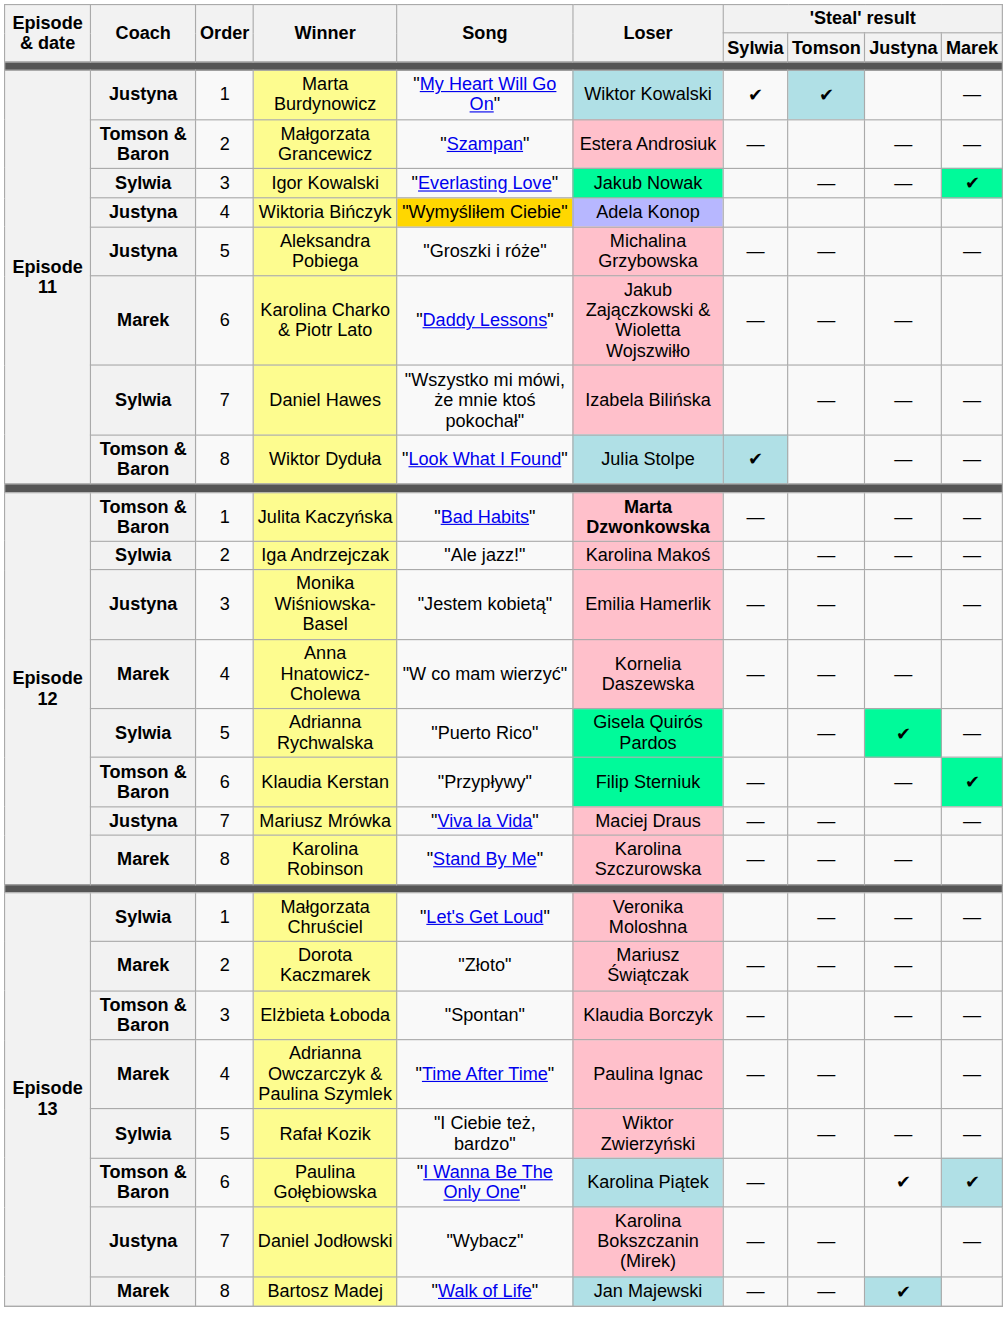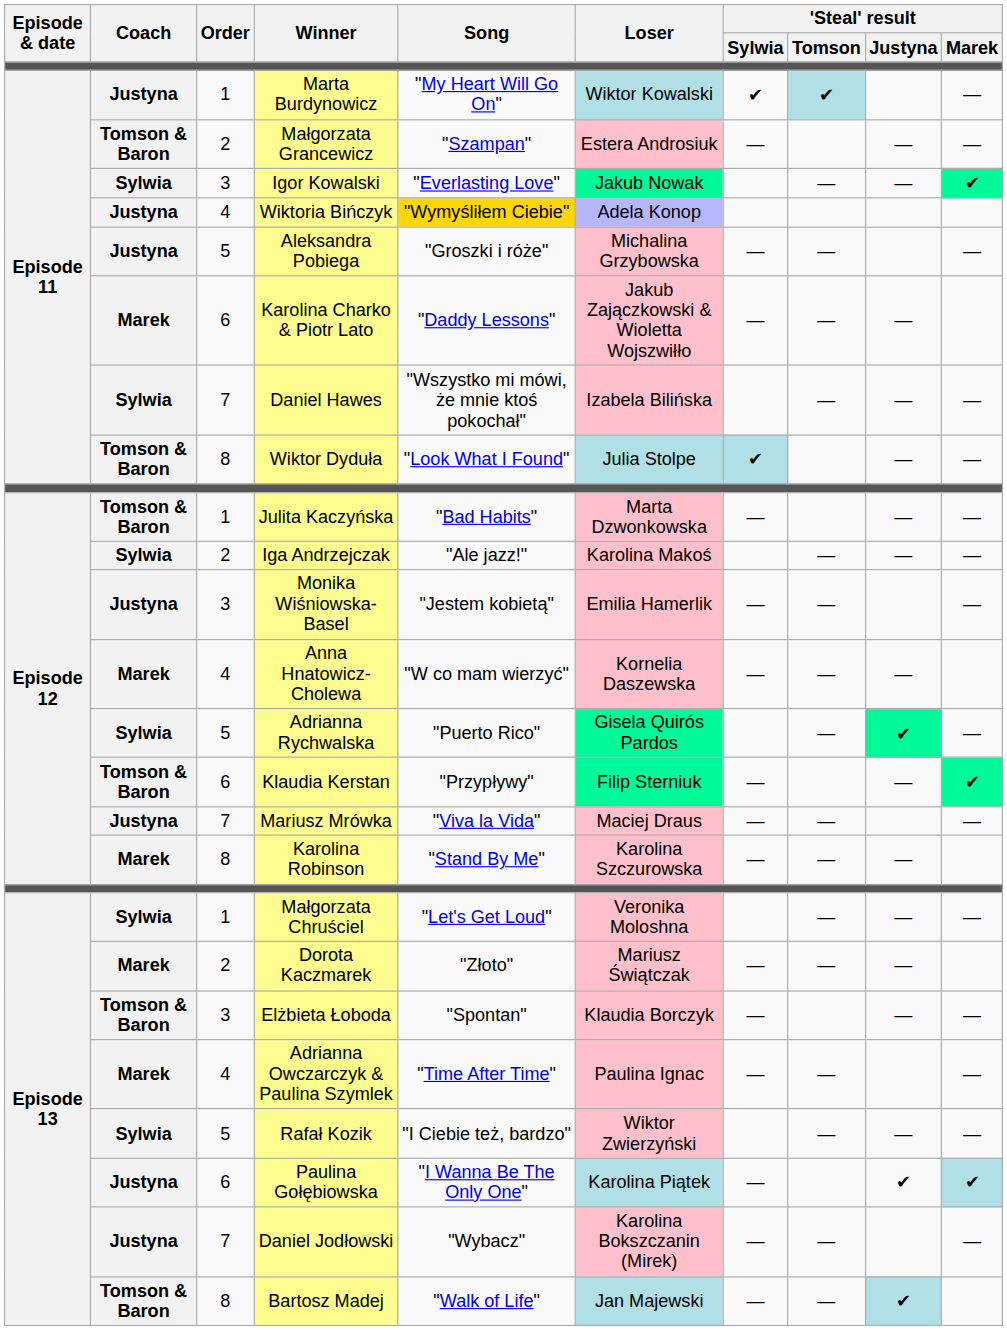(648, 516) bold -> (649, 516) normal
(143, 1182) Tomson & Baron -> (144, 1182) Justyna
(143, 1291) Marek -> (144, 1300) Tomson & Baron
